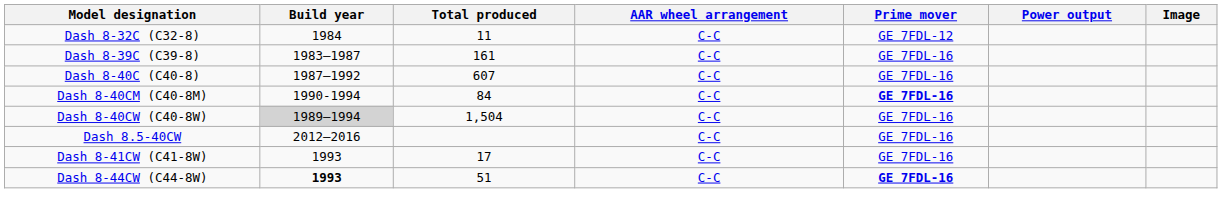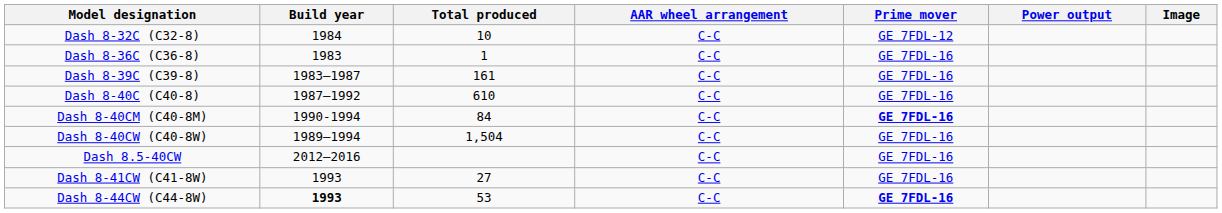(484, 35) 11 -> (484, 35) 10
+ row: (132, 55)
(484, 76) 607 -> (484, 96) 610
(327, 116) lightgrey background -> (327, 137) no background
(484, 157) 17 -> (484, 177) 27
(484, 177) 51 -> (484, 198) 53
